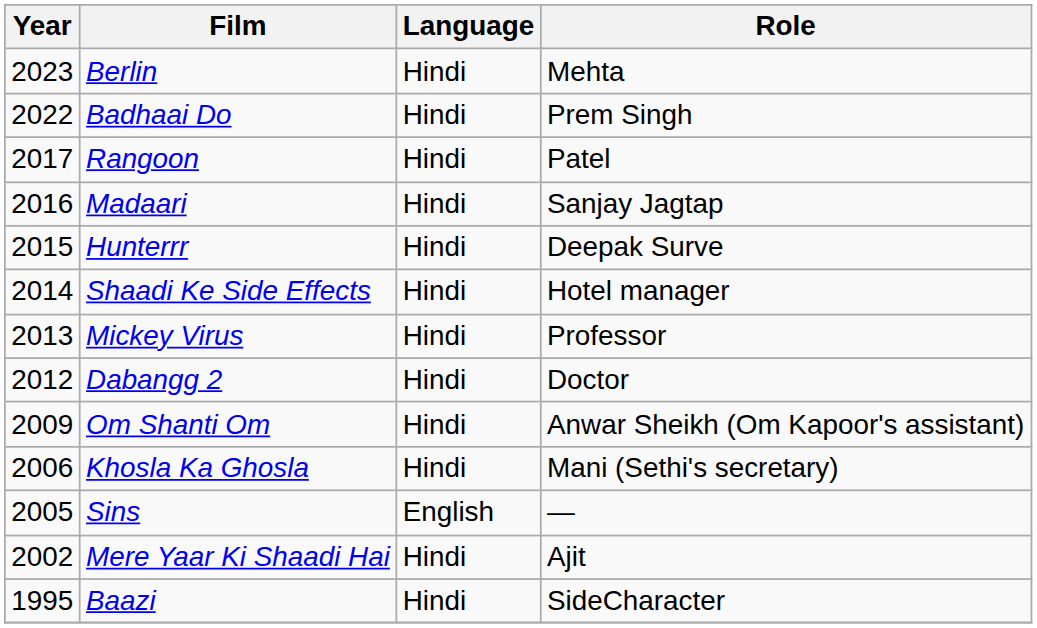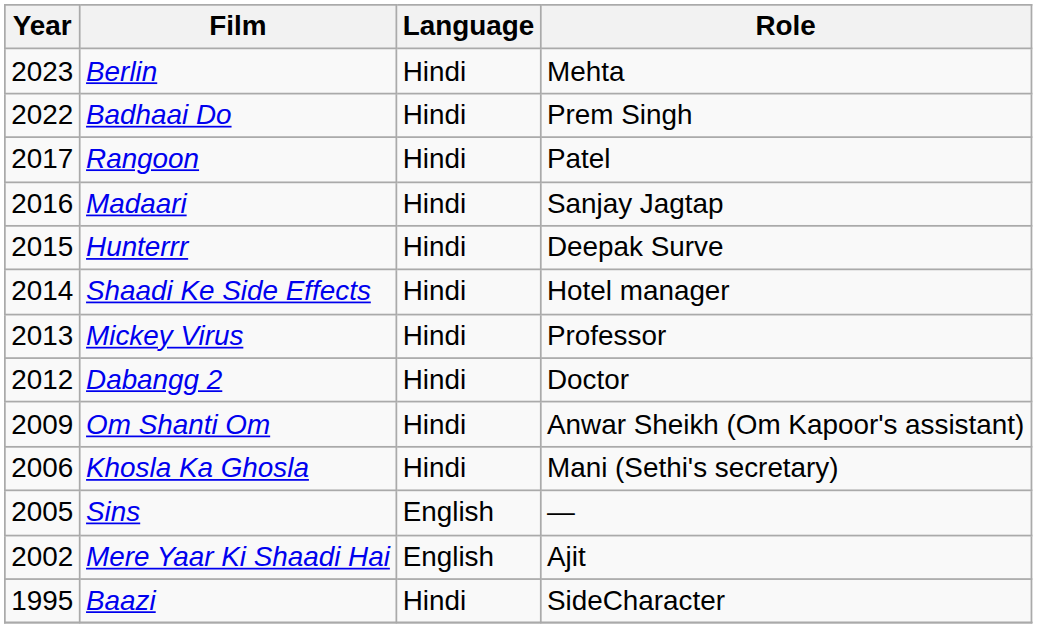(434, 556) Hindi -> (448, 556) English
